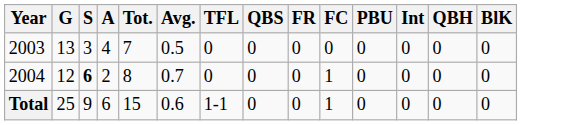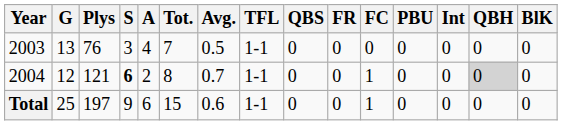+ column: (99, 18)
(208, 47) 0 -> (256, 47) 1-1
(208, 76) 0 -> (256, 76) 1-1
(437, 76) no background -> (478, 76) lightgrey background
